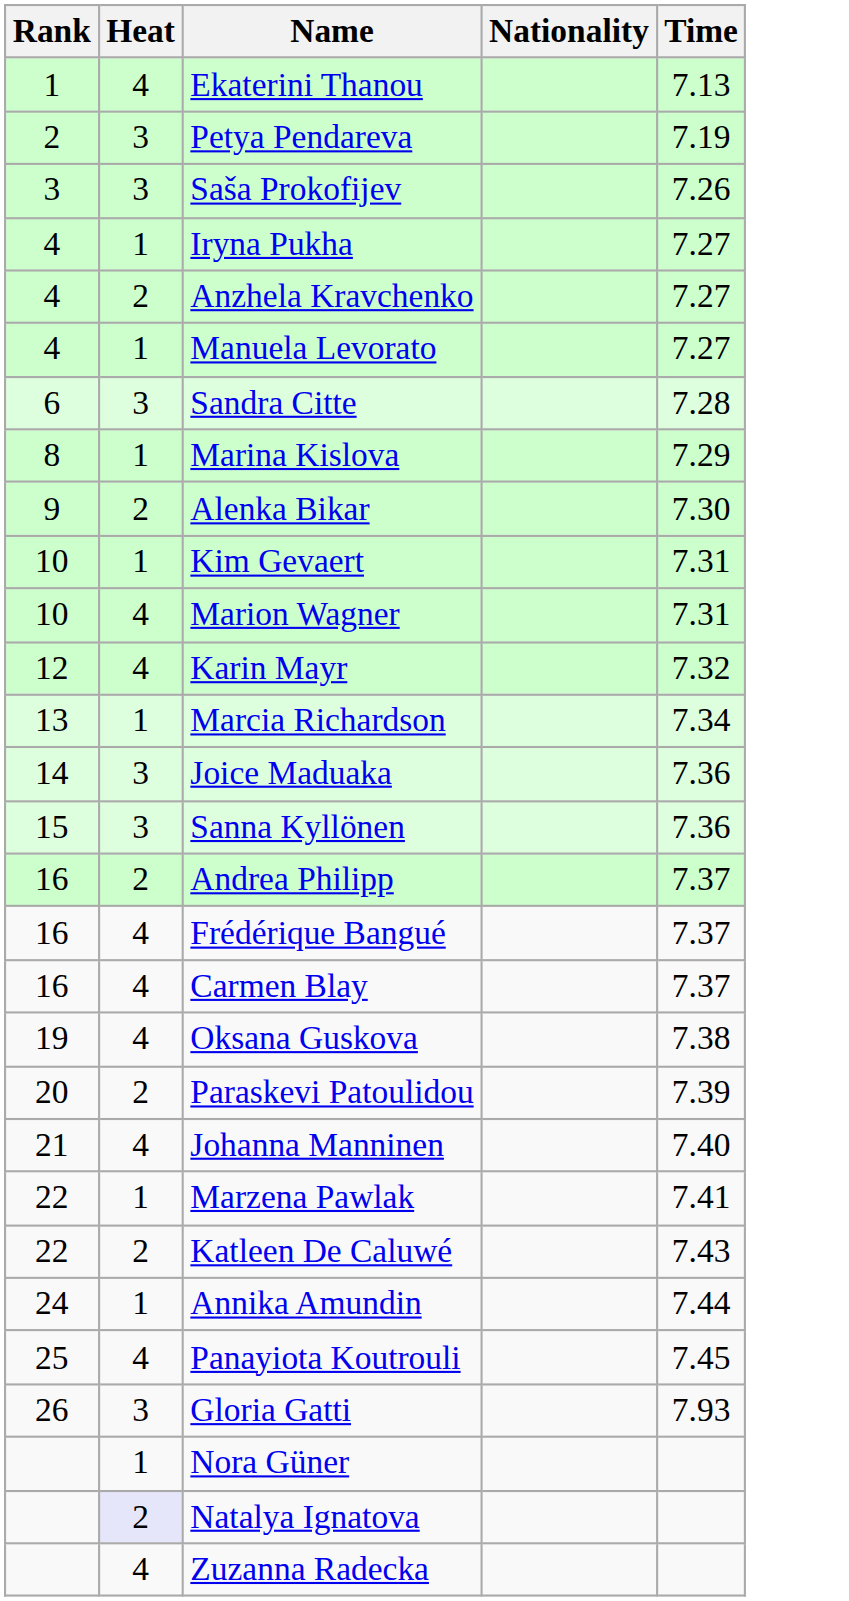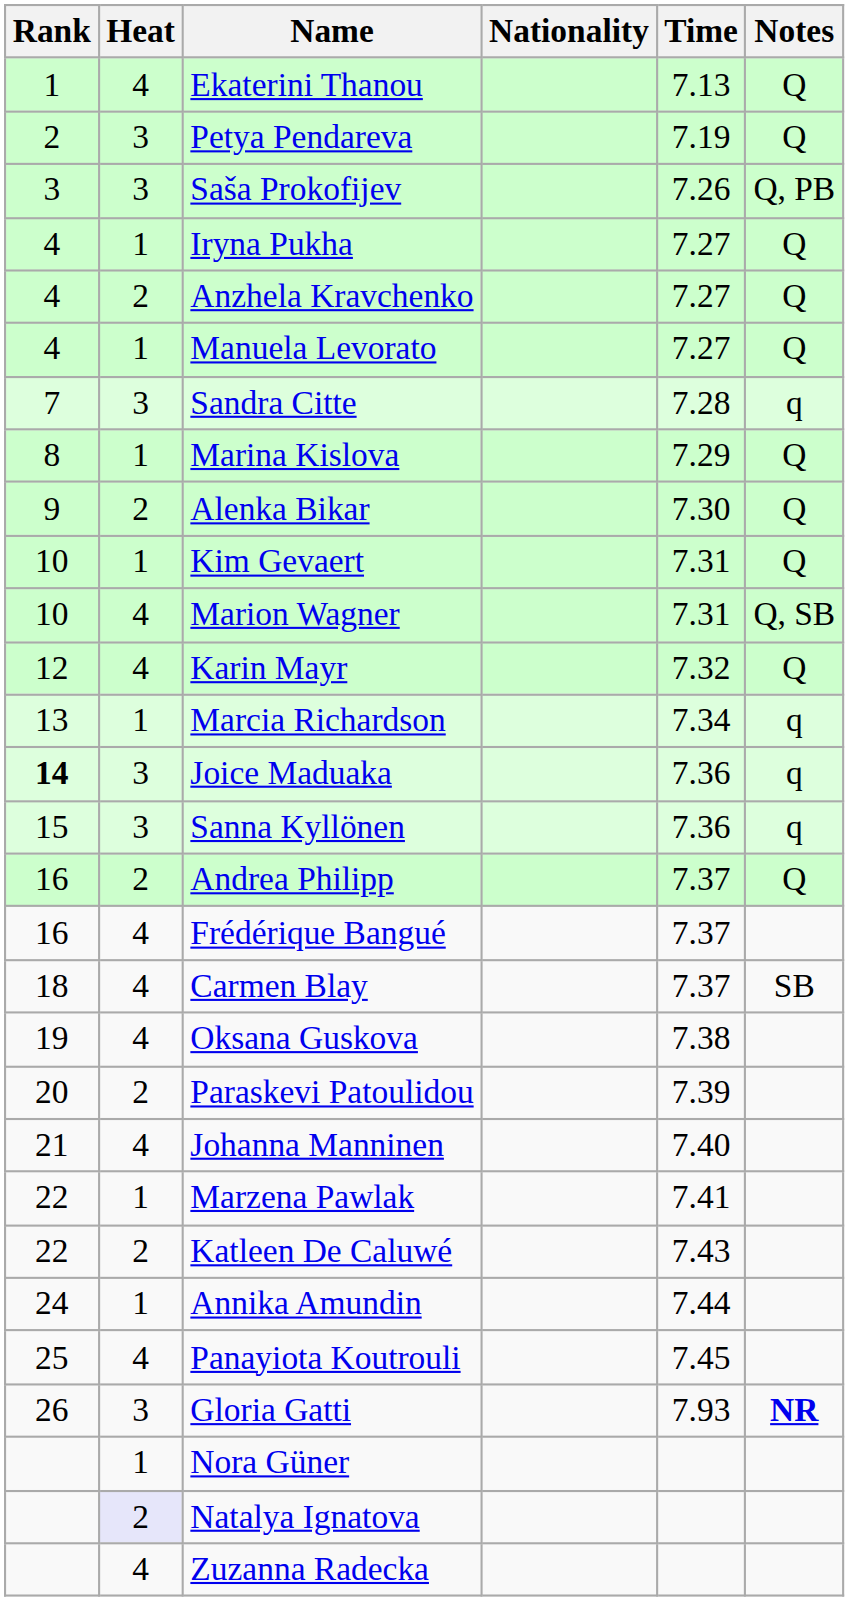+ column: (794, 31)
(52, 402) 6 -> (52, 402) 7
(52, 773) normal -> (52, 773) bold
(52, 985) 16 -> (52, 985) 18
